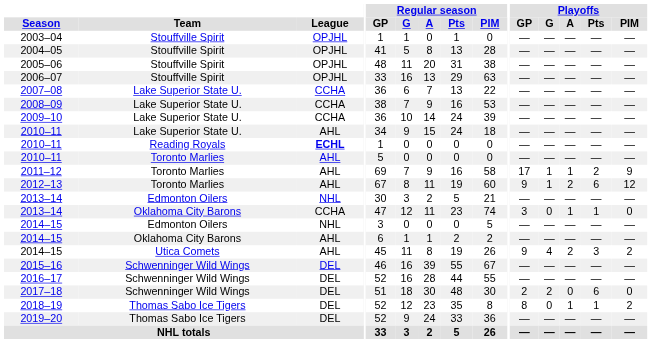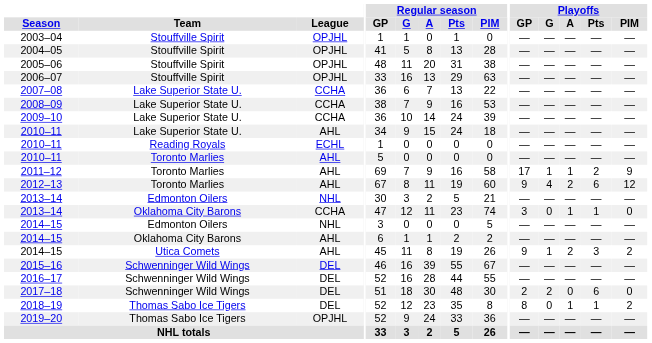(330, 144) bold -> (330, 144) normal
(549, 185) 1 -> (549, 185) 4
(549, 252) 4 -> (549, 252) 1
(330, 319) DEL -> (330, 319) OPJHL
